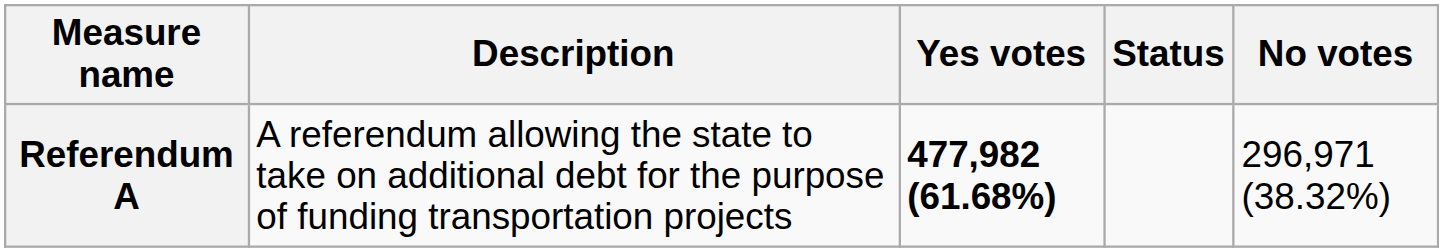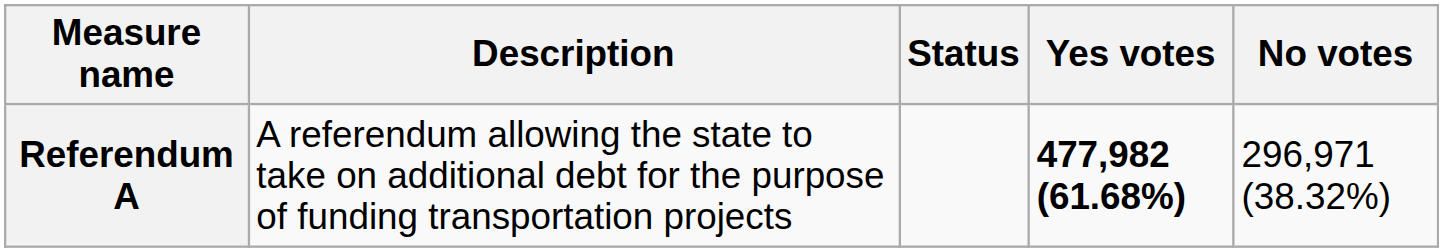columns swapped: (1168, 54) <-> (1001, 54)
